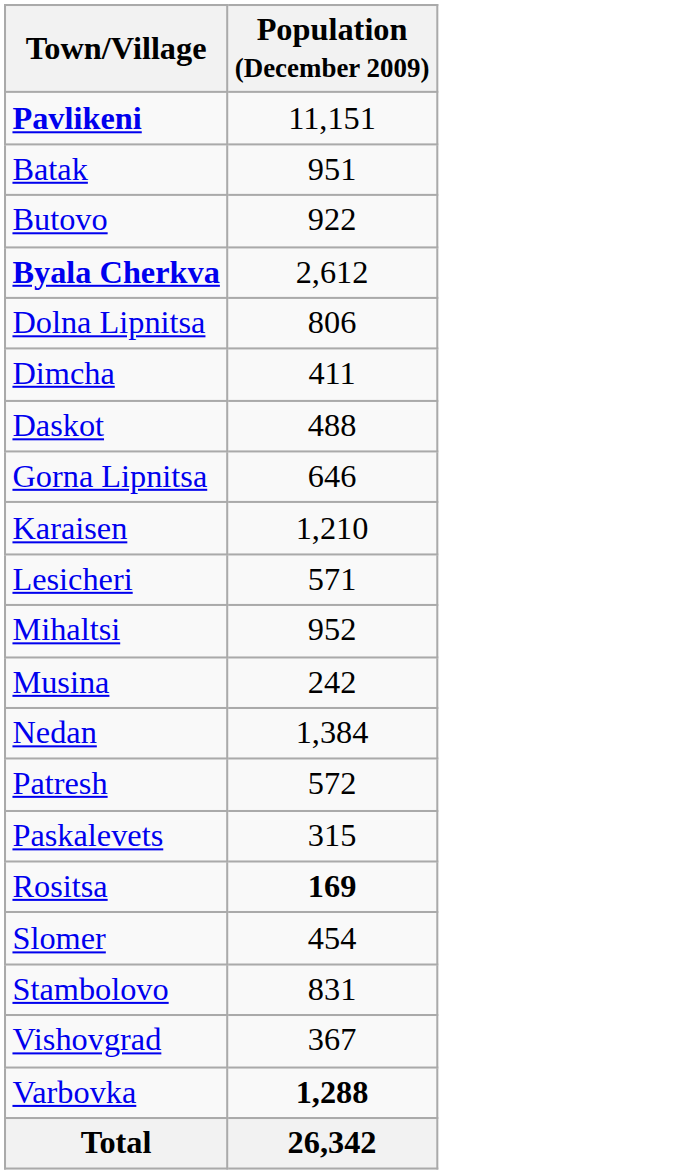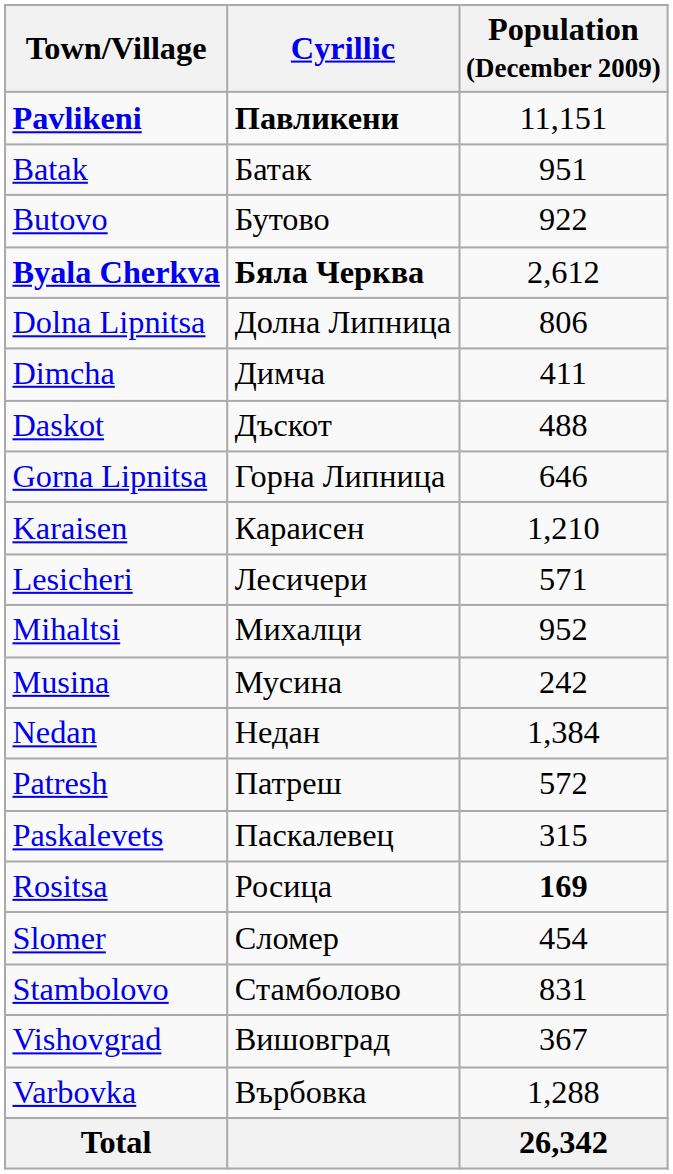+ column: (343, 48)
(332, 1091) bold -> (563, 1091) normal
